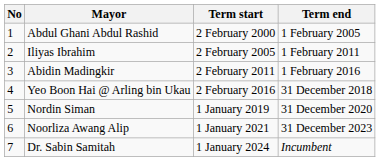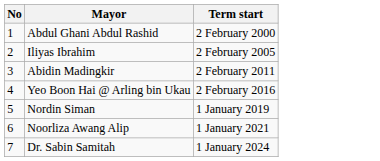- column: (327, 14)
